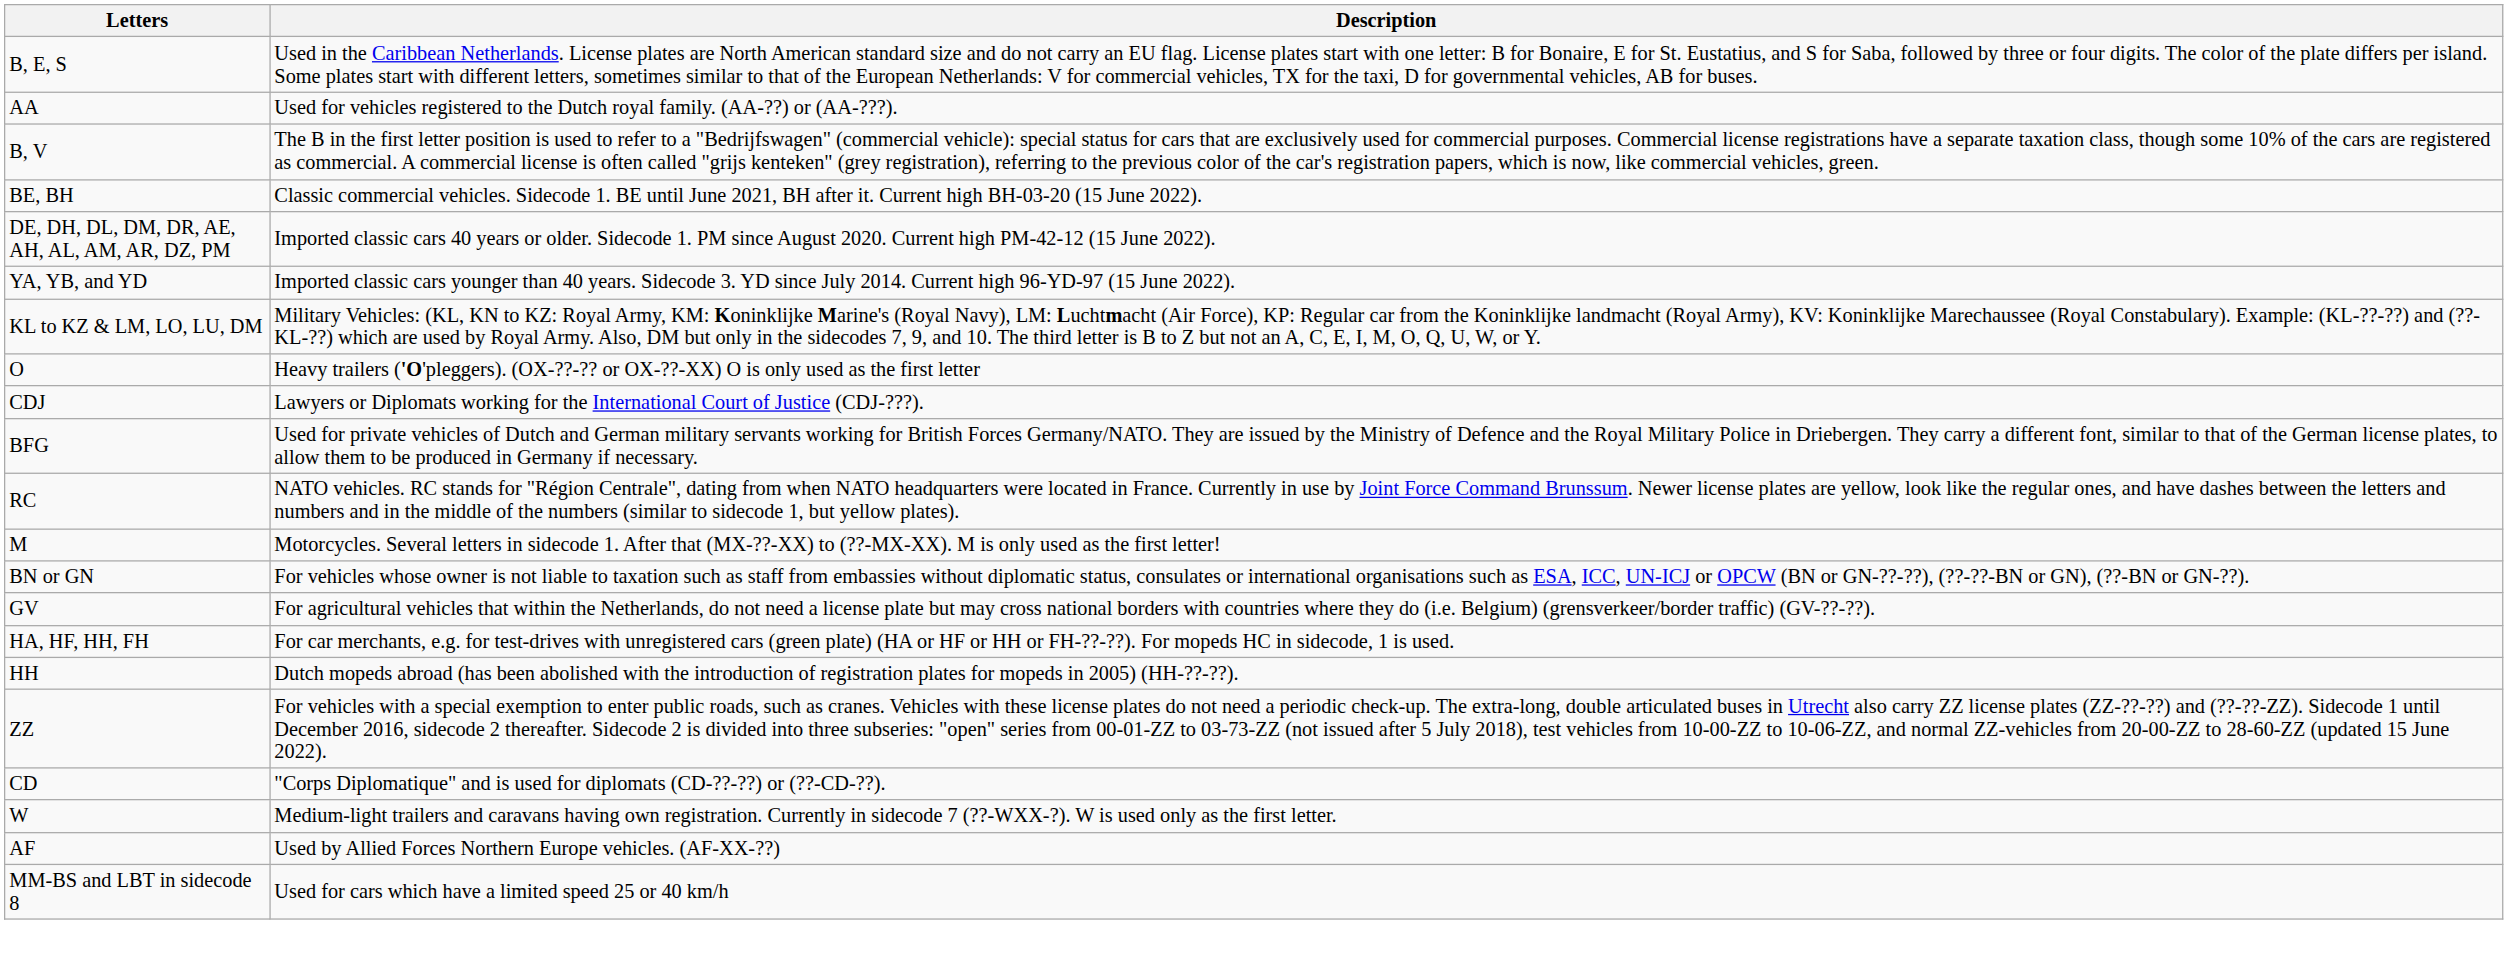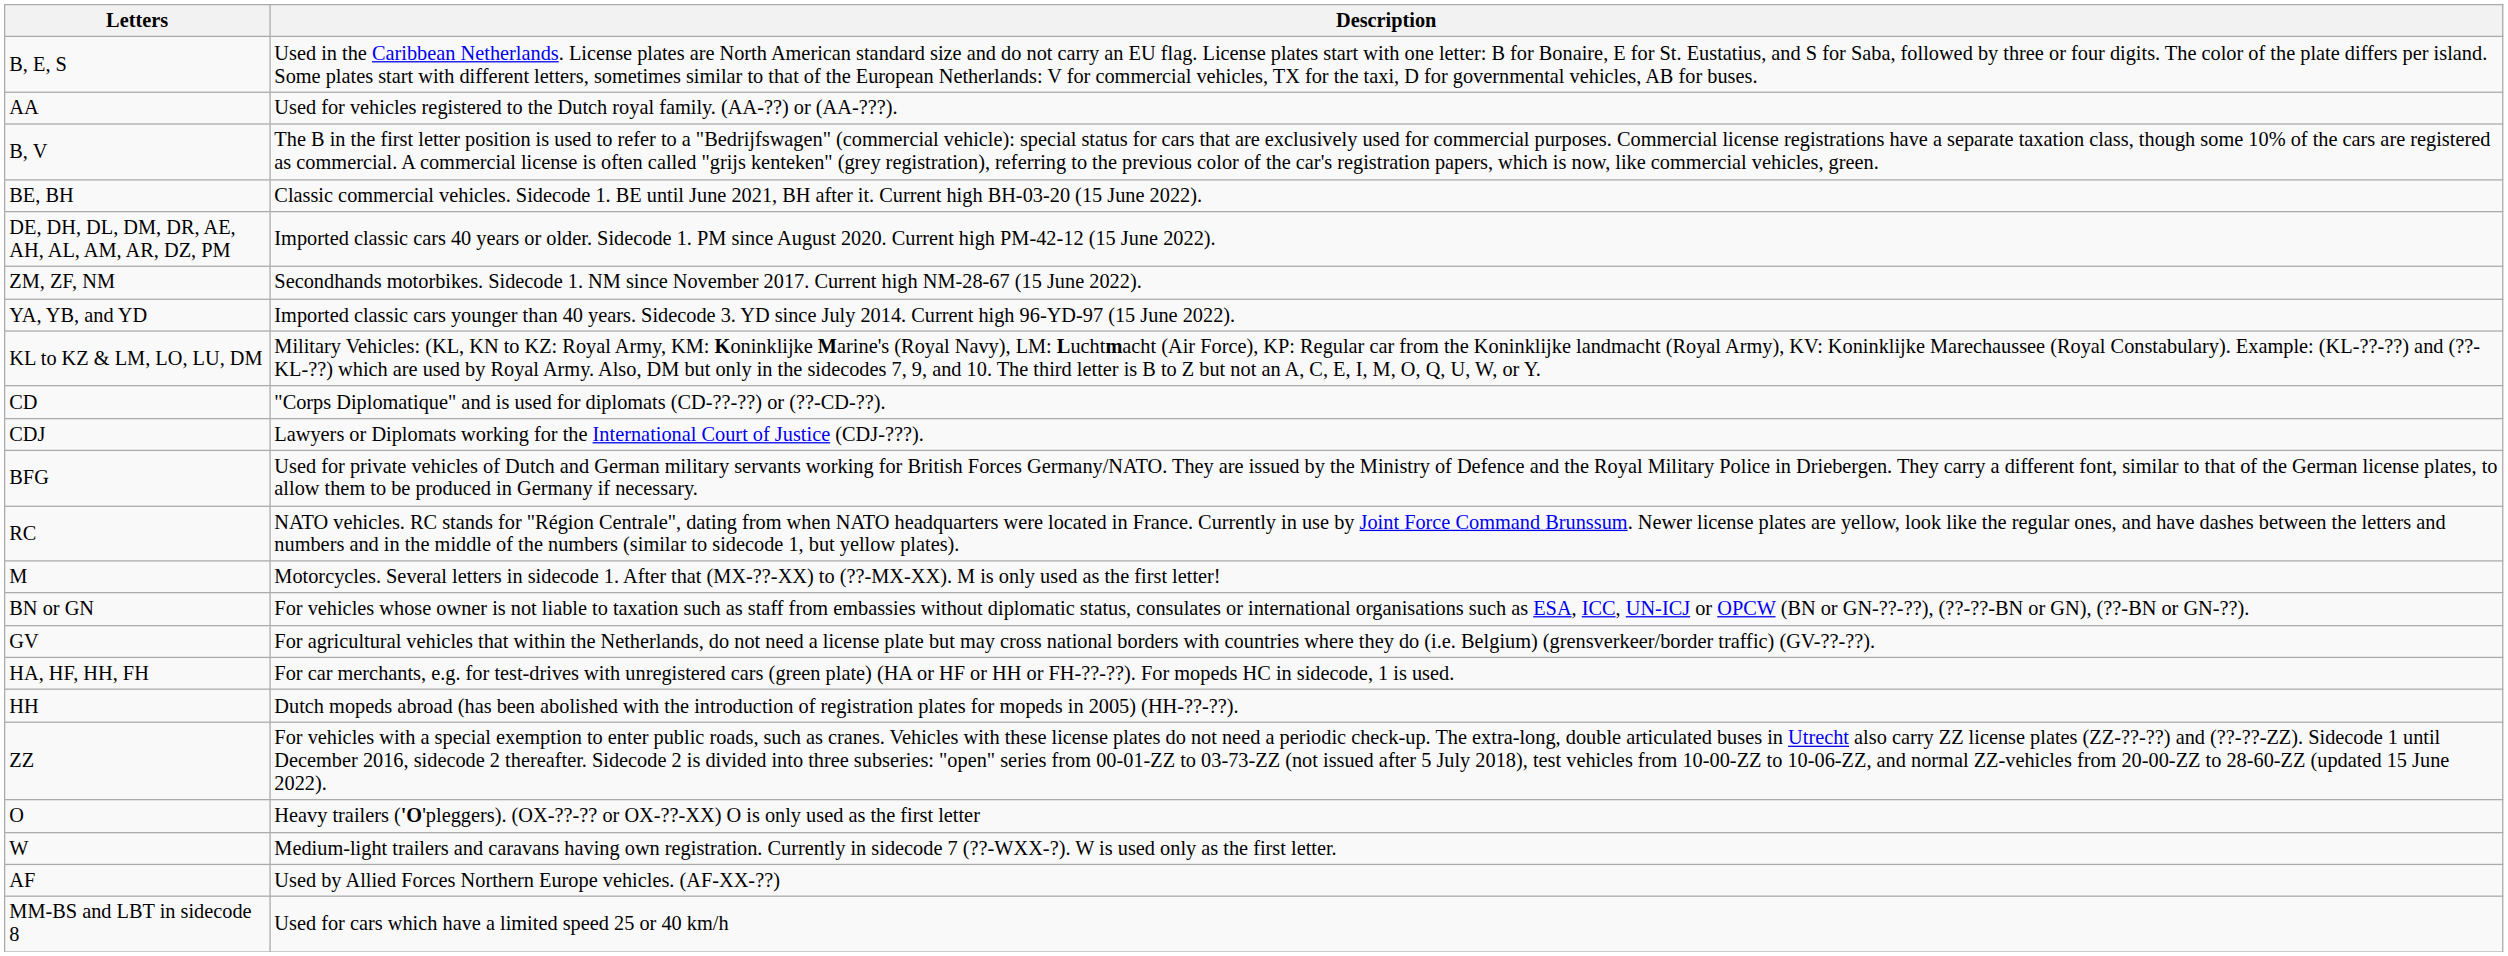+ row: (62, 282)
rows swapped: (23, 783) <-> (17, 369)
